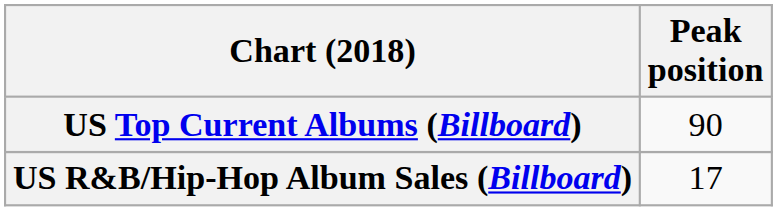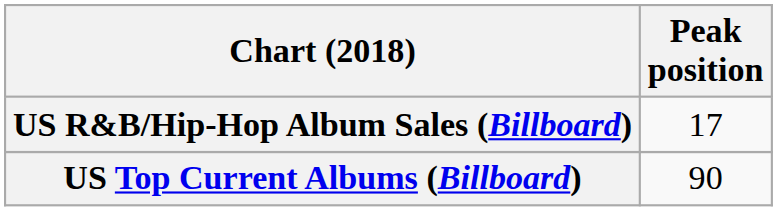rows swapped: (323, 123) <-> (323, 177)
